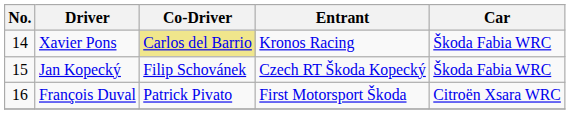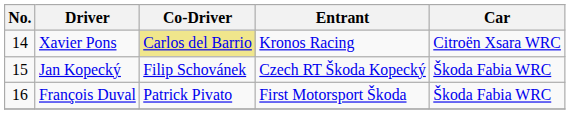(492, 43) Škoda Fabia WRC -> (497, 43) Citroën Xsara WRC
(497, 95) Citroën Xsara WRC -> (492, 95) Škoda Fabia WRC
